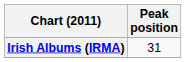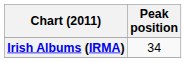(154, 47) 31 -> (154, 47) 34
